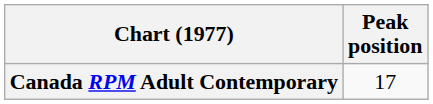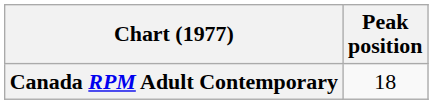(385, 81) 17 -> (385, 81) 18
